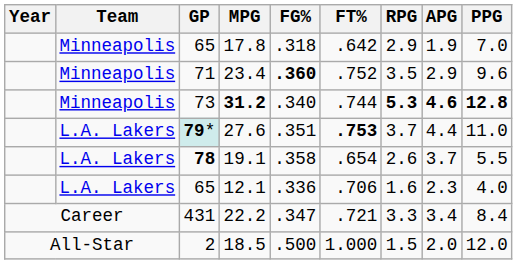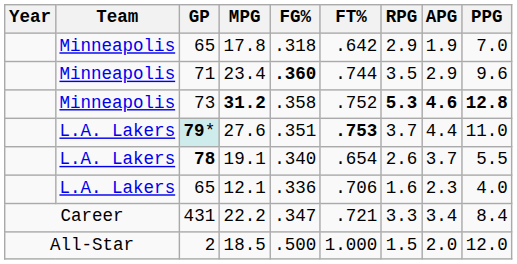(356, 76) .752 -> (356, 76) .744
(295, 104) .340 -> (295, 104) .358
(356, 104) .744 -> (356, 104) .752
(295, 161) .358 -> (295, 161) .340
